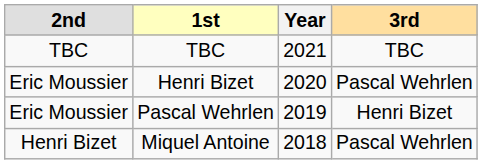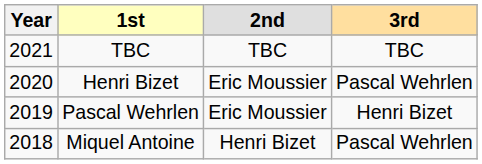columns swapped: (305, 20) <-> (69, 20)
